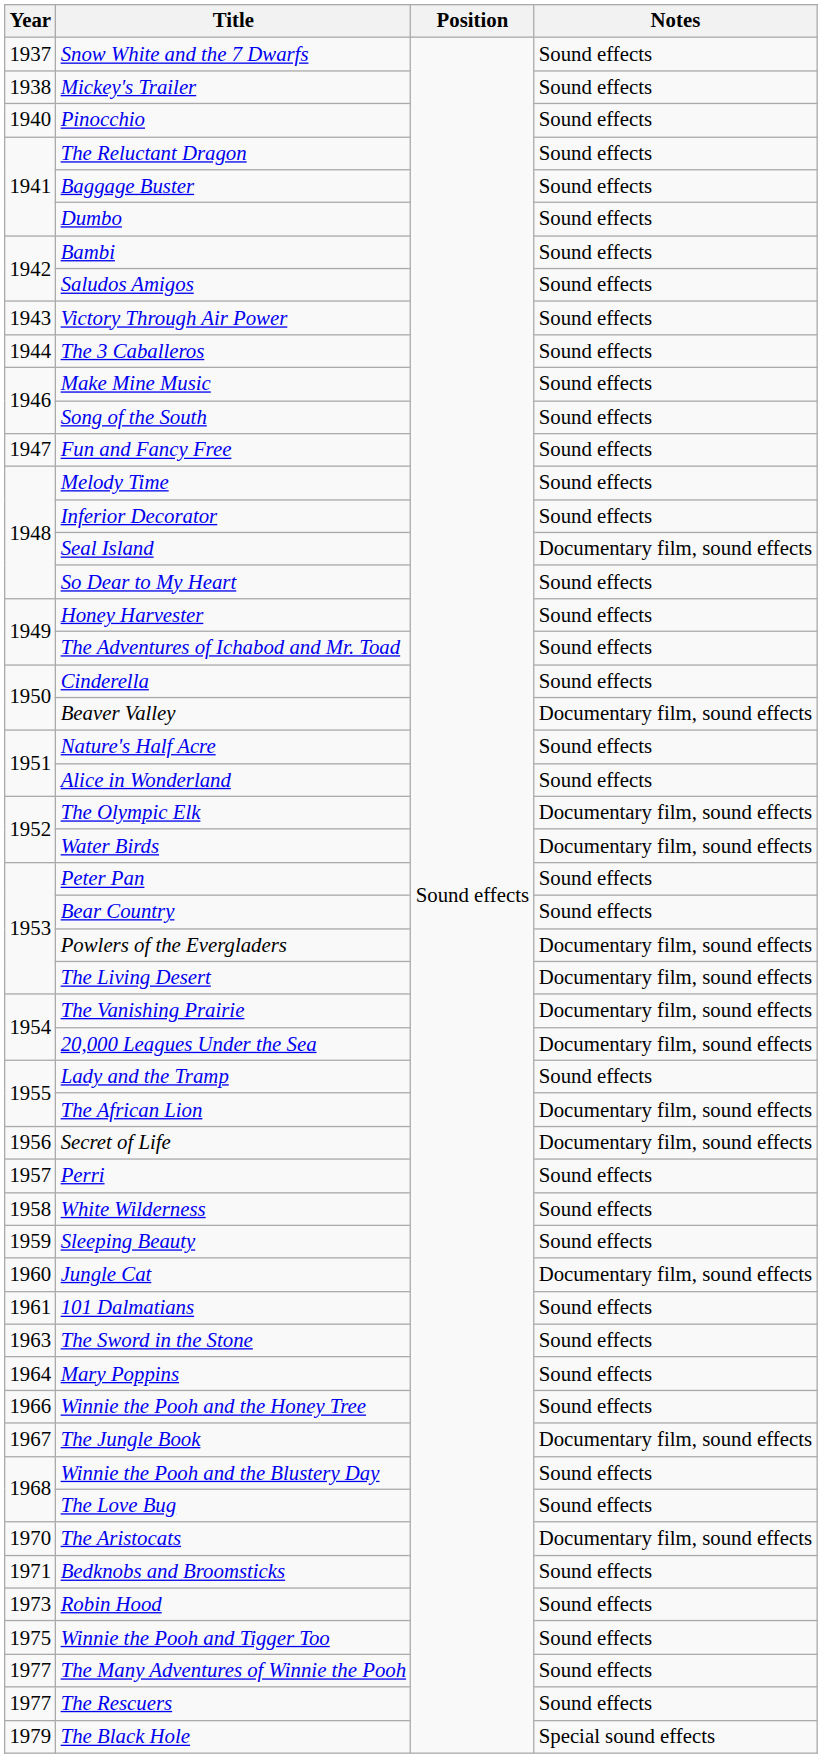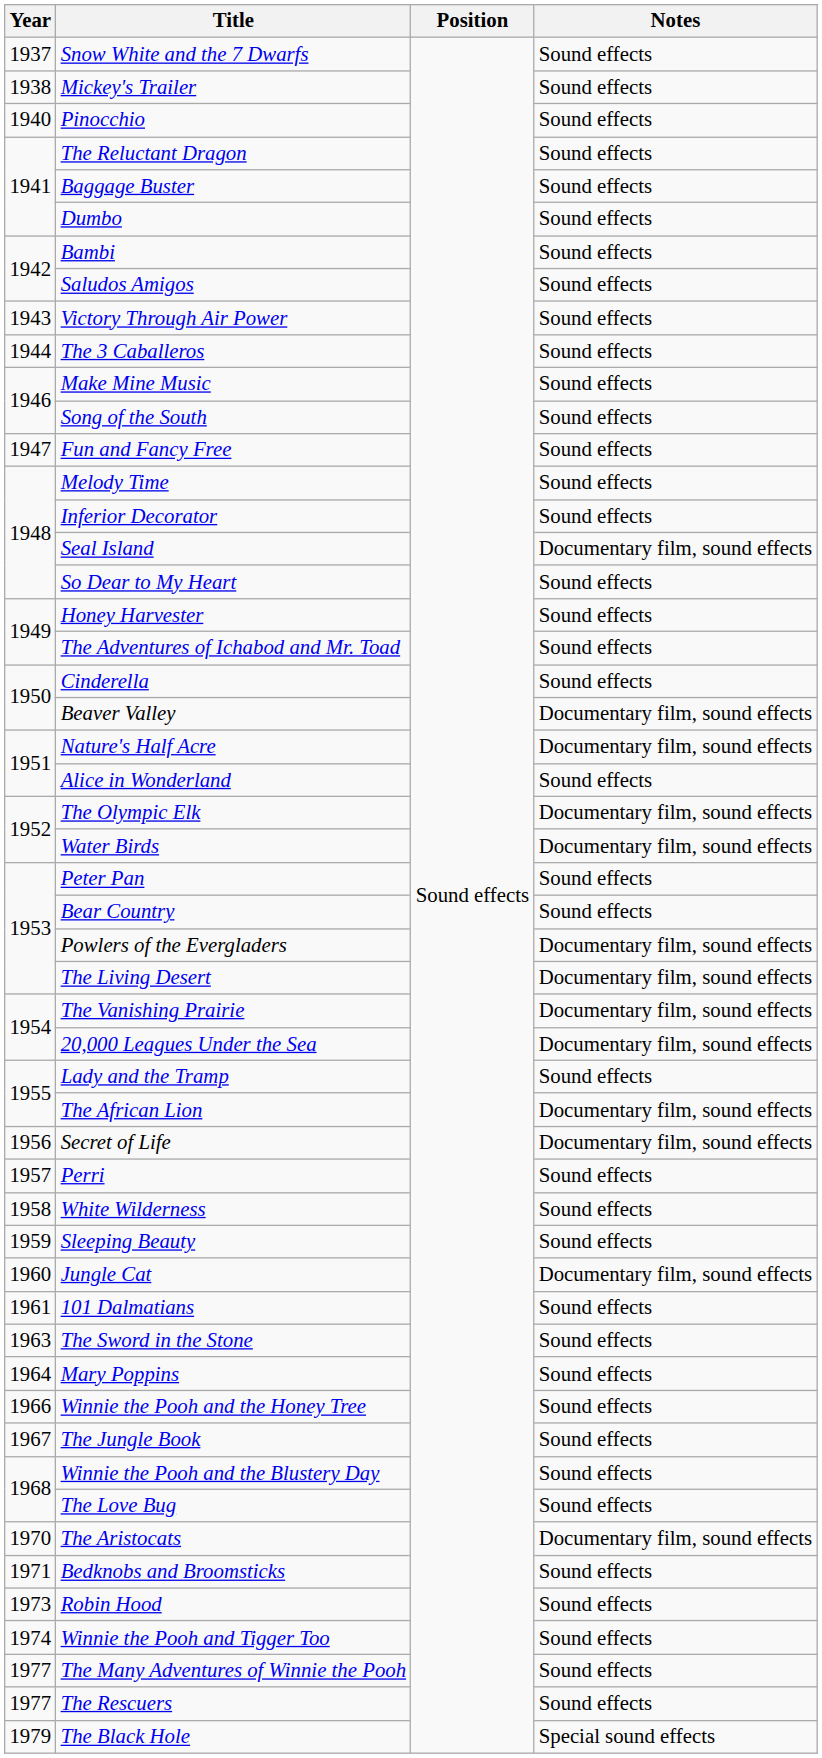(595, 746) Sound effects -> (675, 746) Documentary film, sound effects
(675, 1439) Documentary film, sound effects -> (595, 1439) Sound effects
(30, 1637) 1975 -> (30, 1637) 1974
